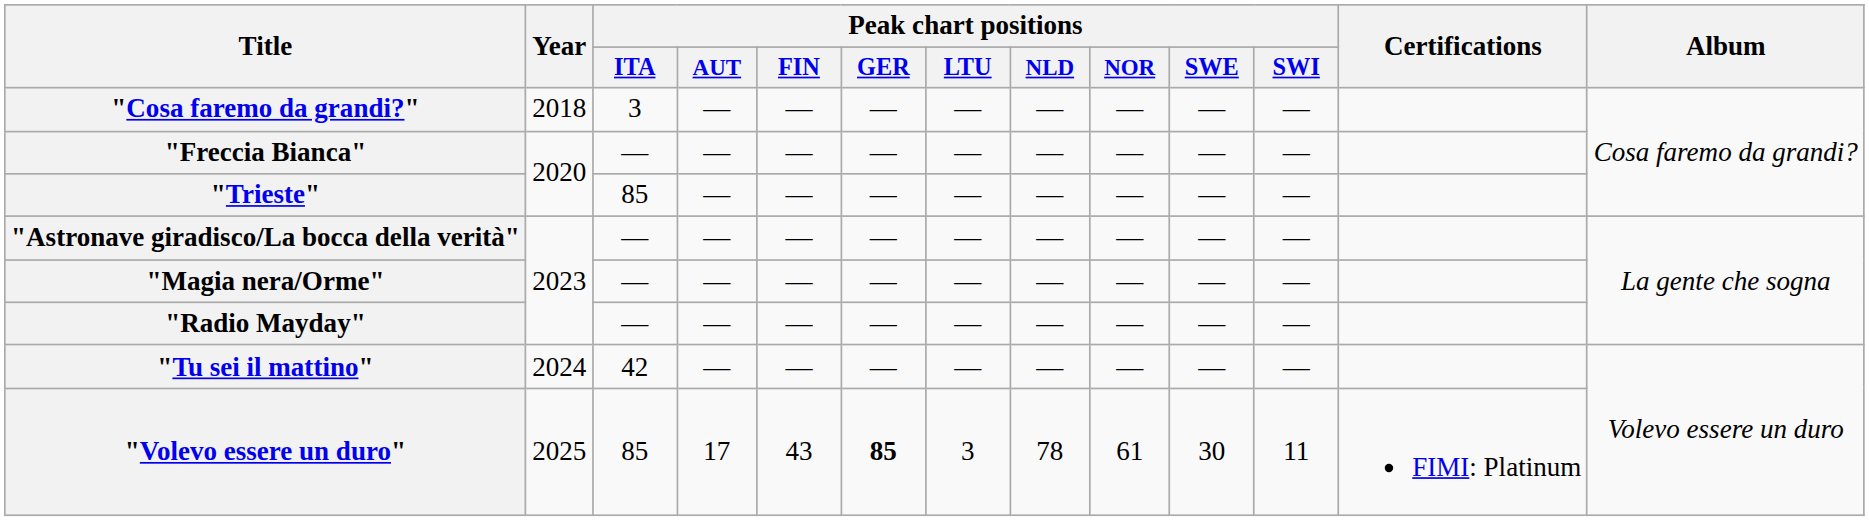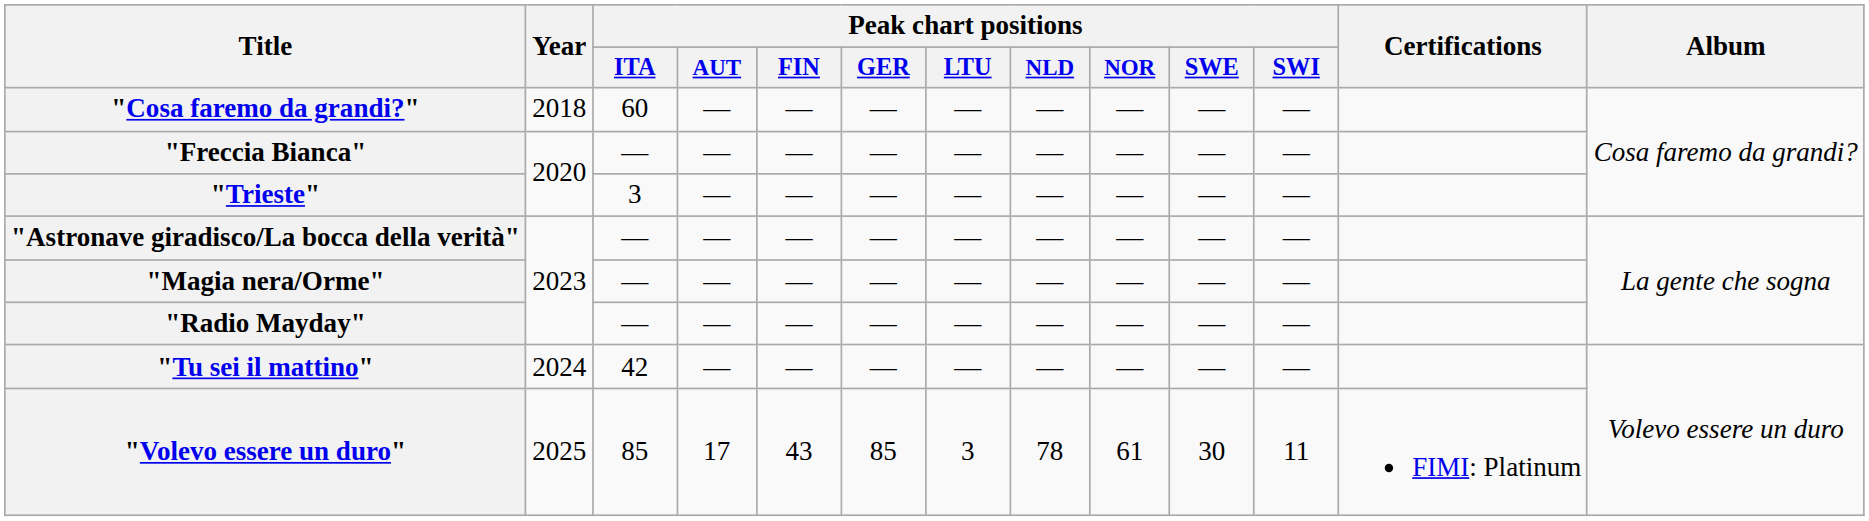(635, 108) 3 -> (635, 108) 60
(635, 194) 85 -> (635, 194) 3
(883, 451) bold -> (883, 451) normal
